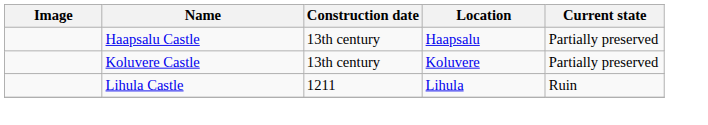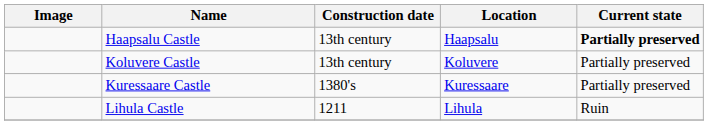(604, 39) normal -> (640, 39) bold
+ row: (158, 85)
